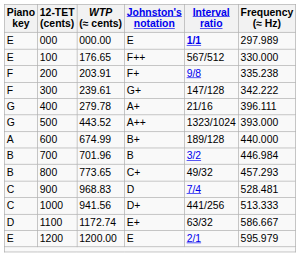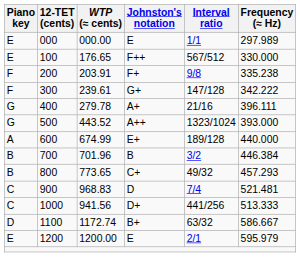(194, 40) bold -> (194, 40) normal
(133, 139) B+ -> (133, 139) E+
(259, 156) 446.984 -> (259, 156) 446.384
(259, 189) 528.481 -> (259, 189) 521.481
(133, 222) E+ -> (133, 222) B+
